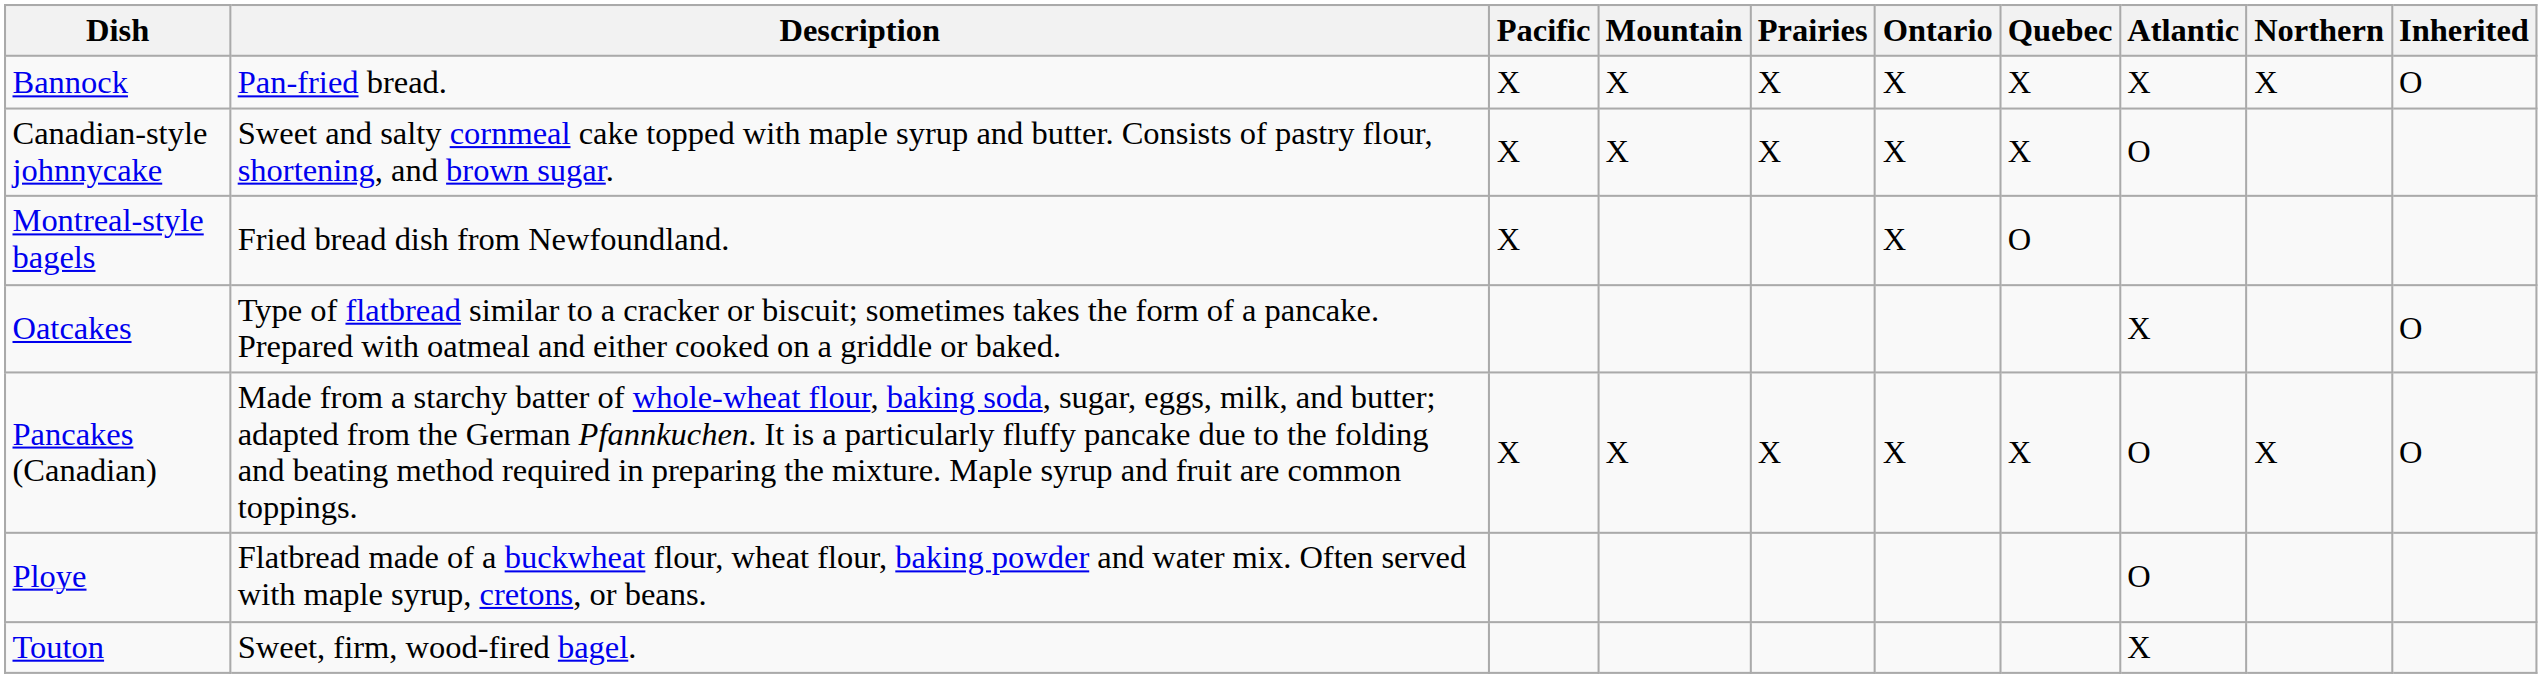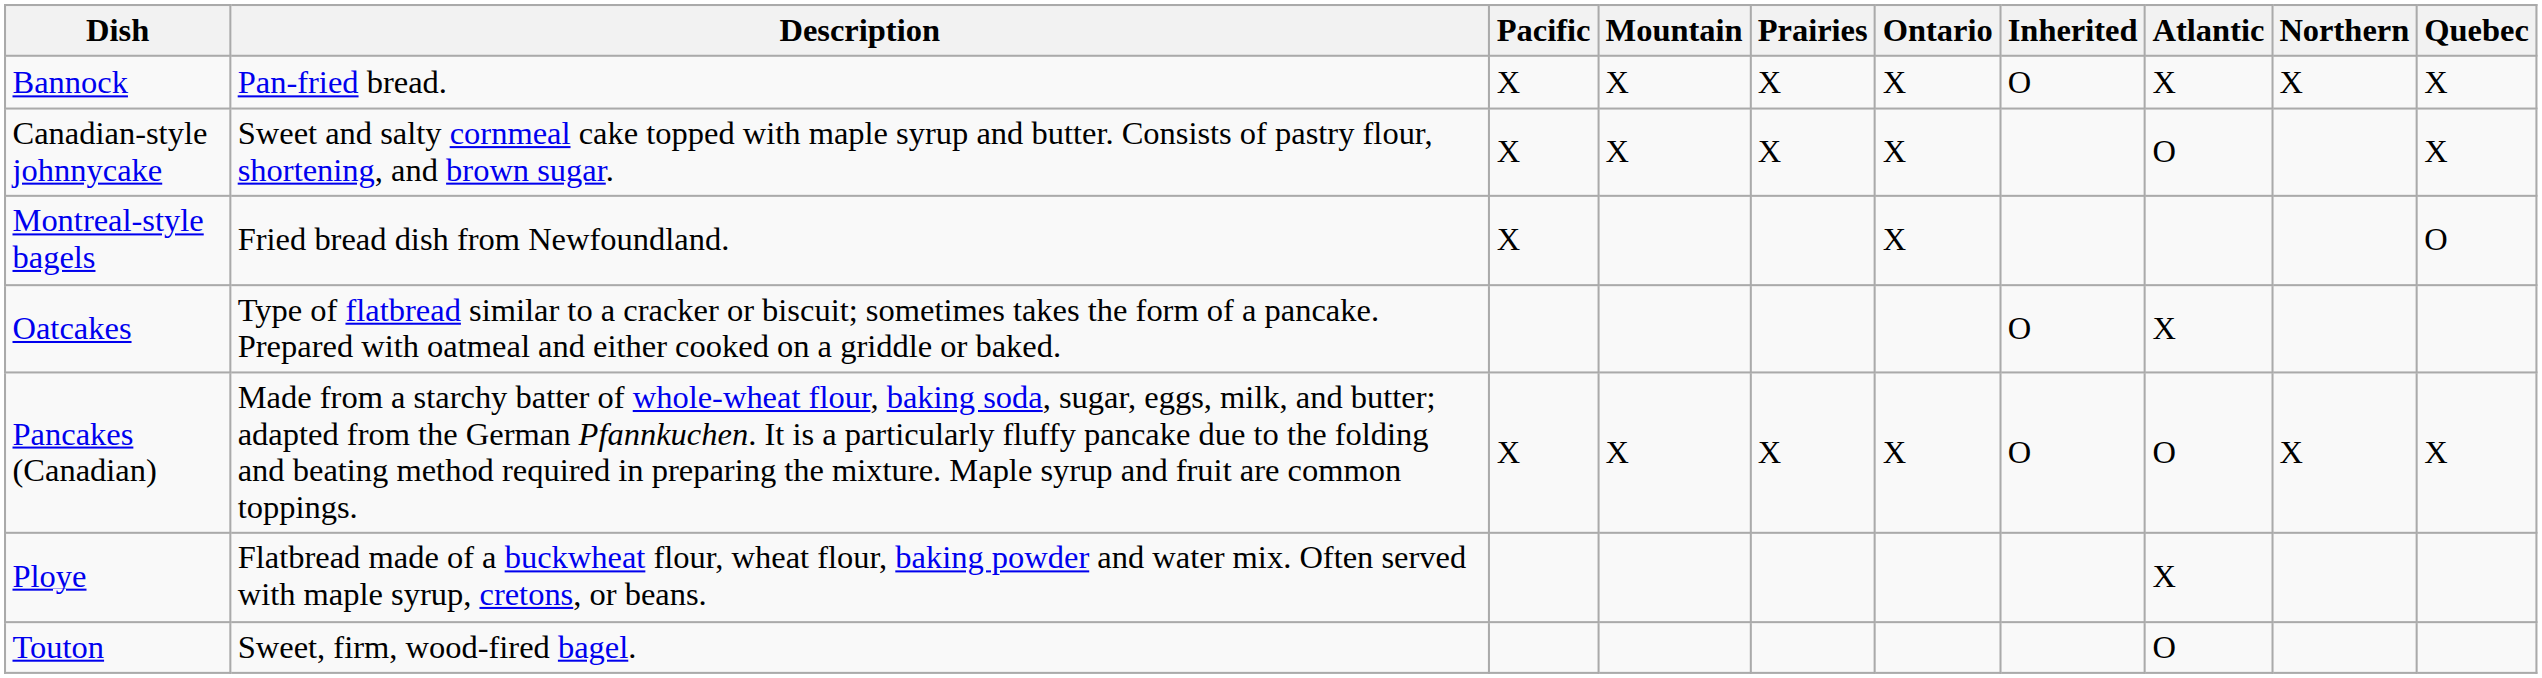columns swapped: (2060, 30) <-> (2464, 30)
(2139, 576) O -> (2164, 576) X
(2139, 646) X -> (2164, 646) O
